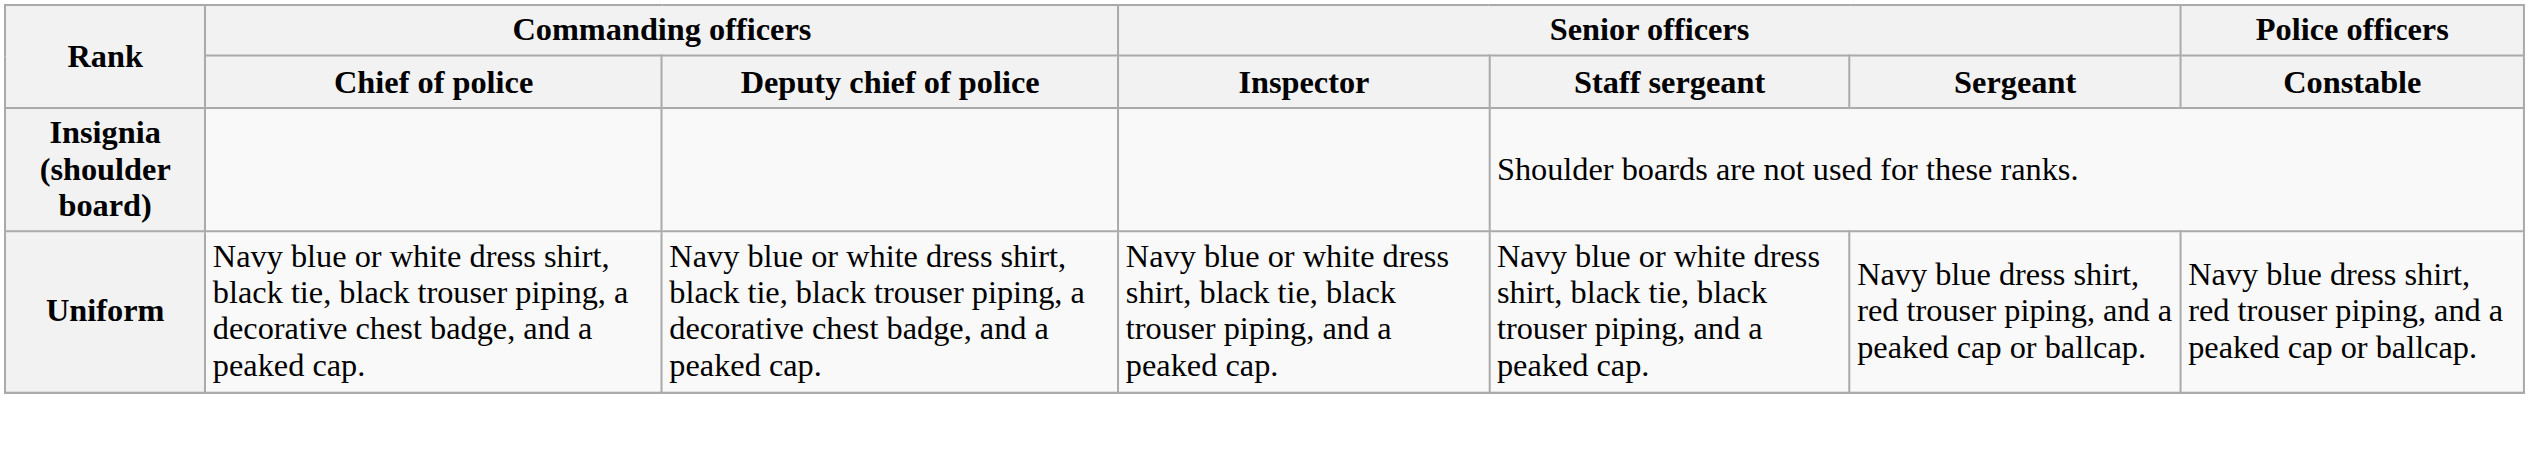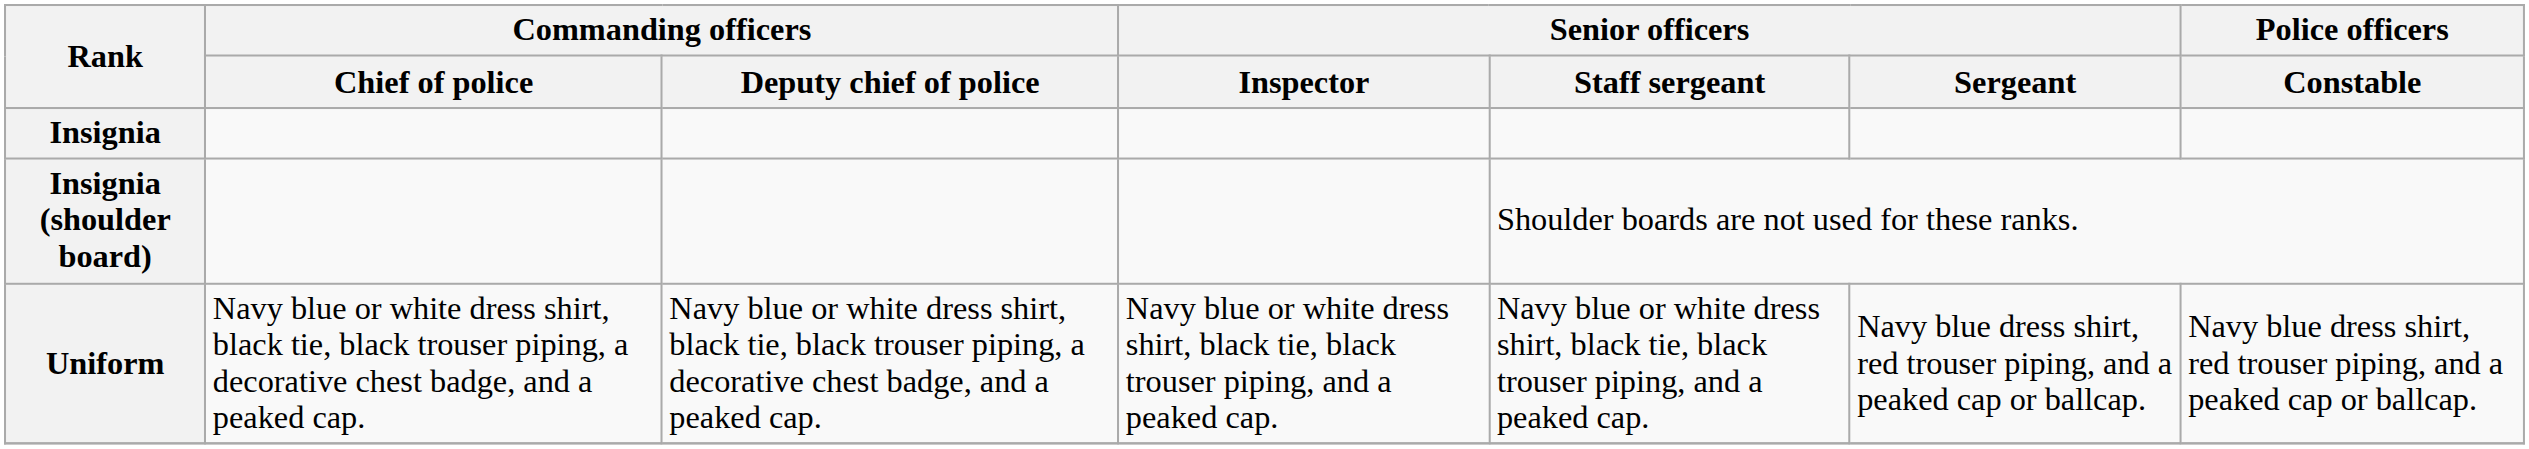+ row: (105, 132)
